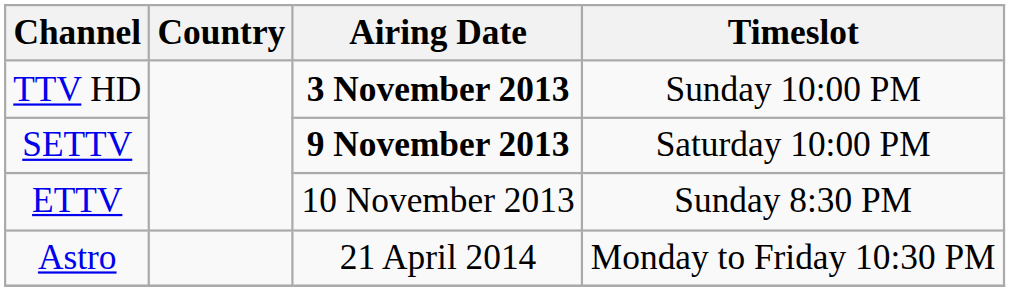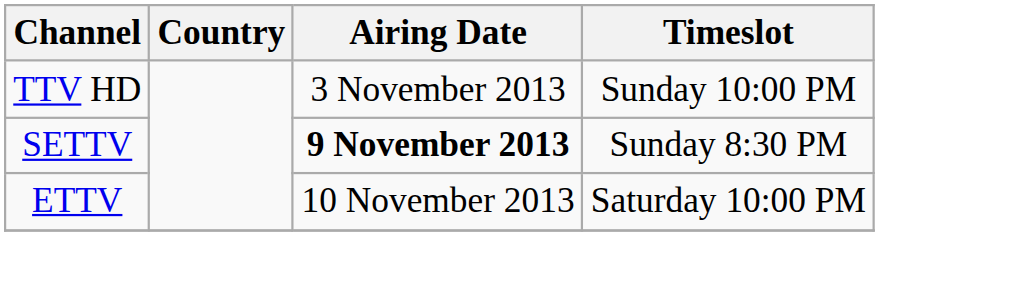(438, 88) bold -> (438, 88) normal
(793, 144) Saturday 10:00 PM -> (728, 144) Sunday 8:30 PM
(793, 200) Sunday 8:30 PM -> (728, 200) Saturday 10:00 PM
- row: (77, 256)
